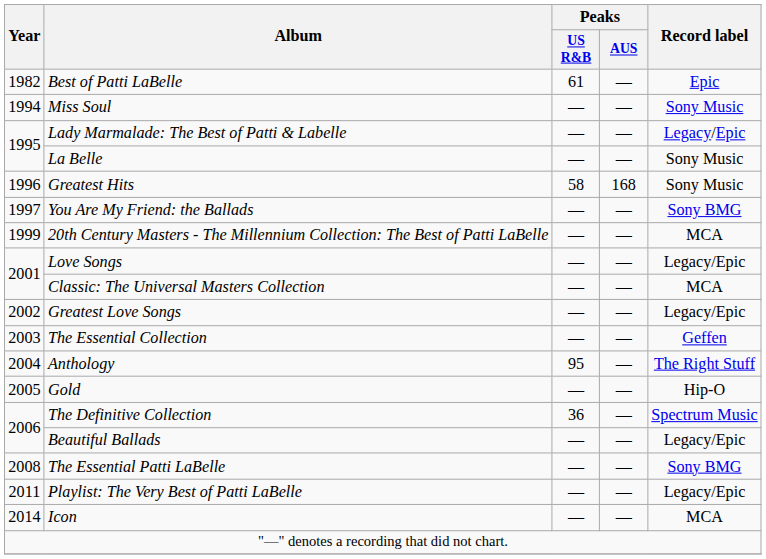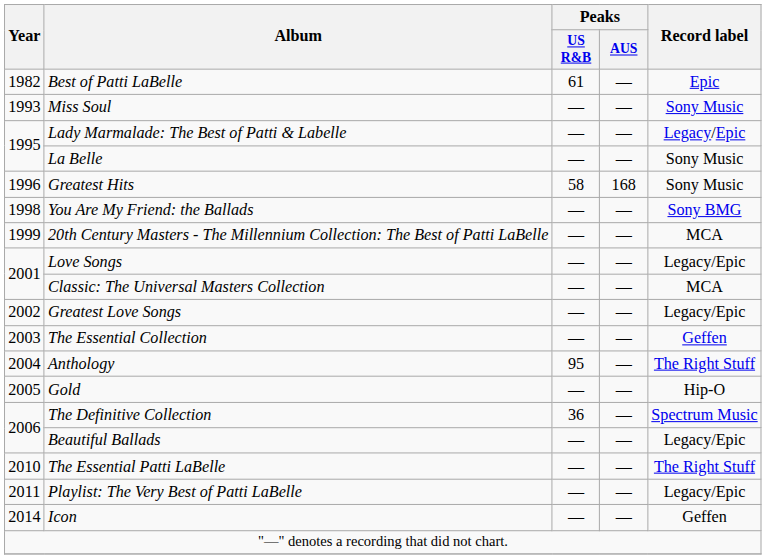(24, 107) 1994 -> (24, 107) 1993
(24, 209) 1997 -> (24, 209) 1998
(24, 466) 2008 -> (24, 466) 2010
(705, 466) Sony BMG -> (704, 466) The Right Stuff
(705, 517) MCA -> (704, 517) Geffen
